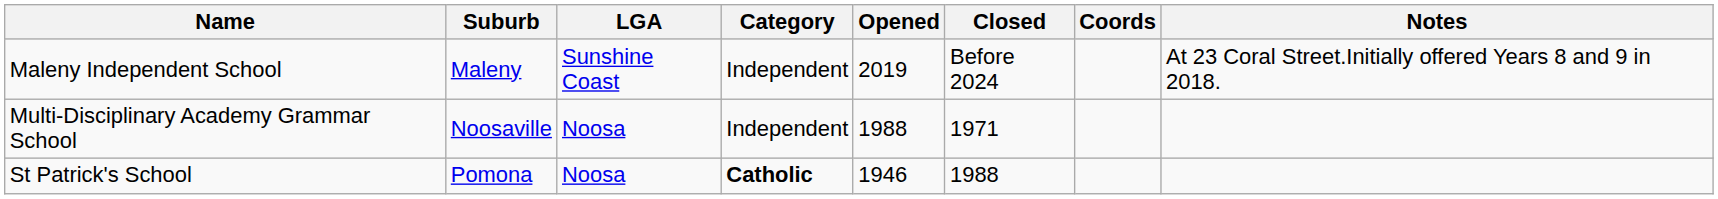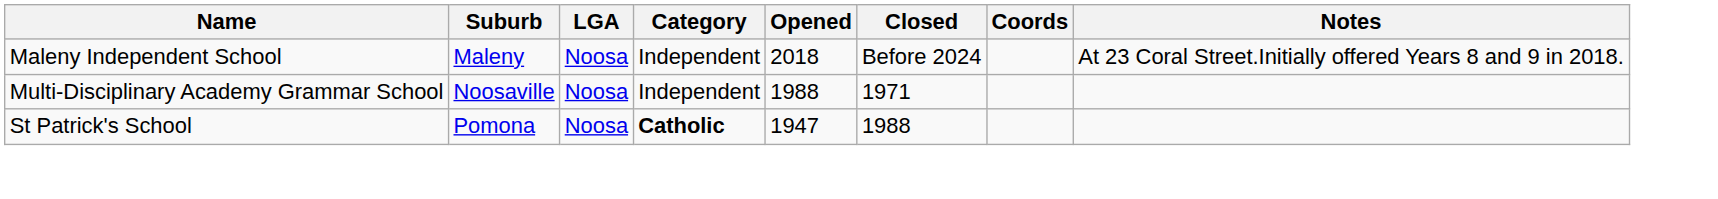(608, 68) Sunshine Coast -> (596, 56) Noosa
(883, 68) 2019 -> (795, 56) 2018
(883, 175) 1946 -> (795, 126) 1947
